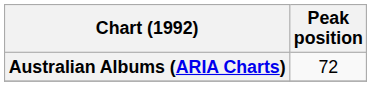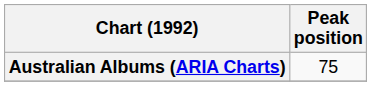(328, 66) 72 -> (328, 66) 75
